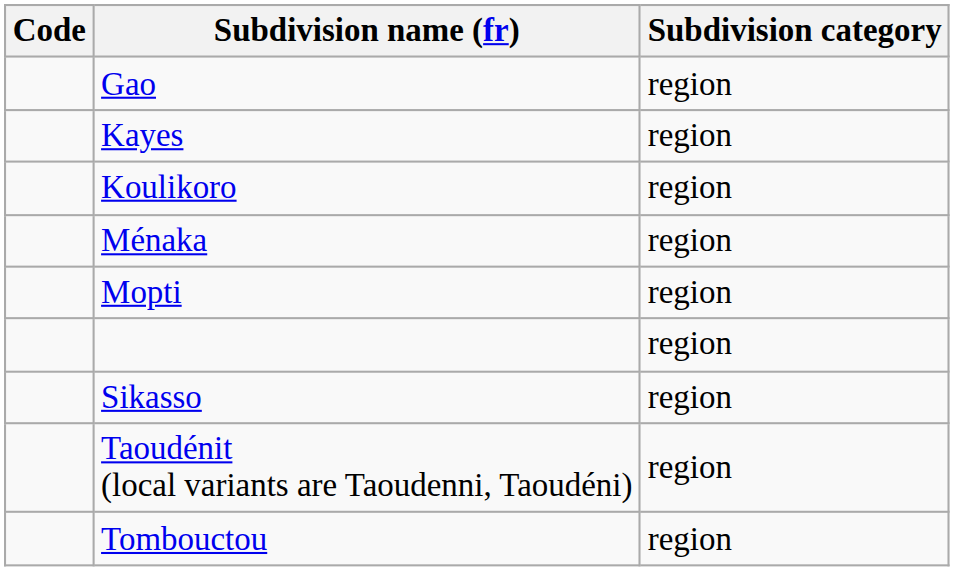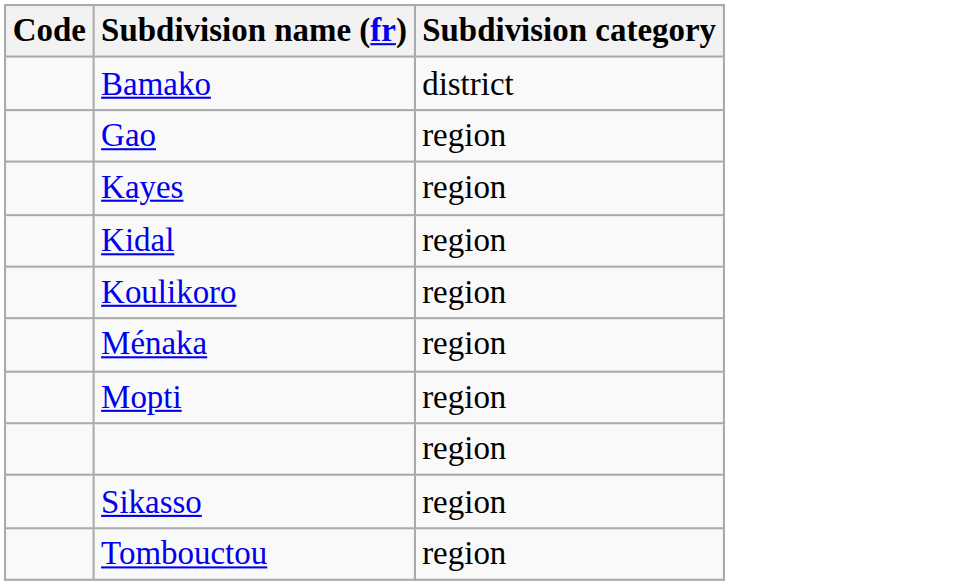+ row: (156, 82)
+ row: (138, 239)
- row: (367, 467)
